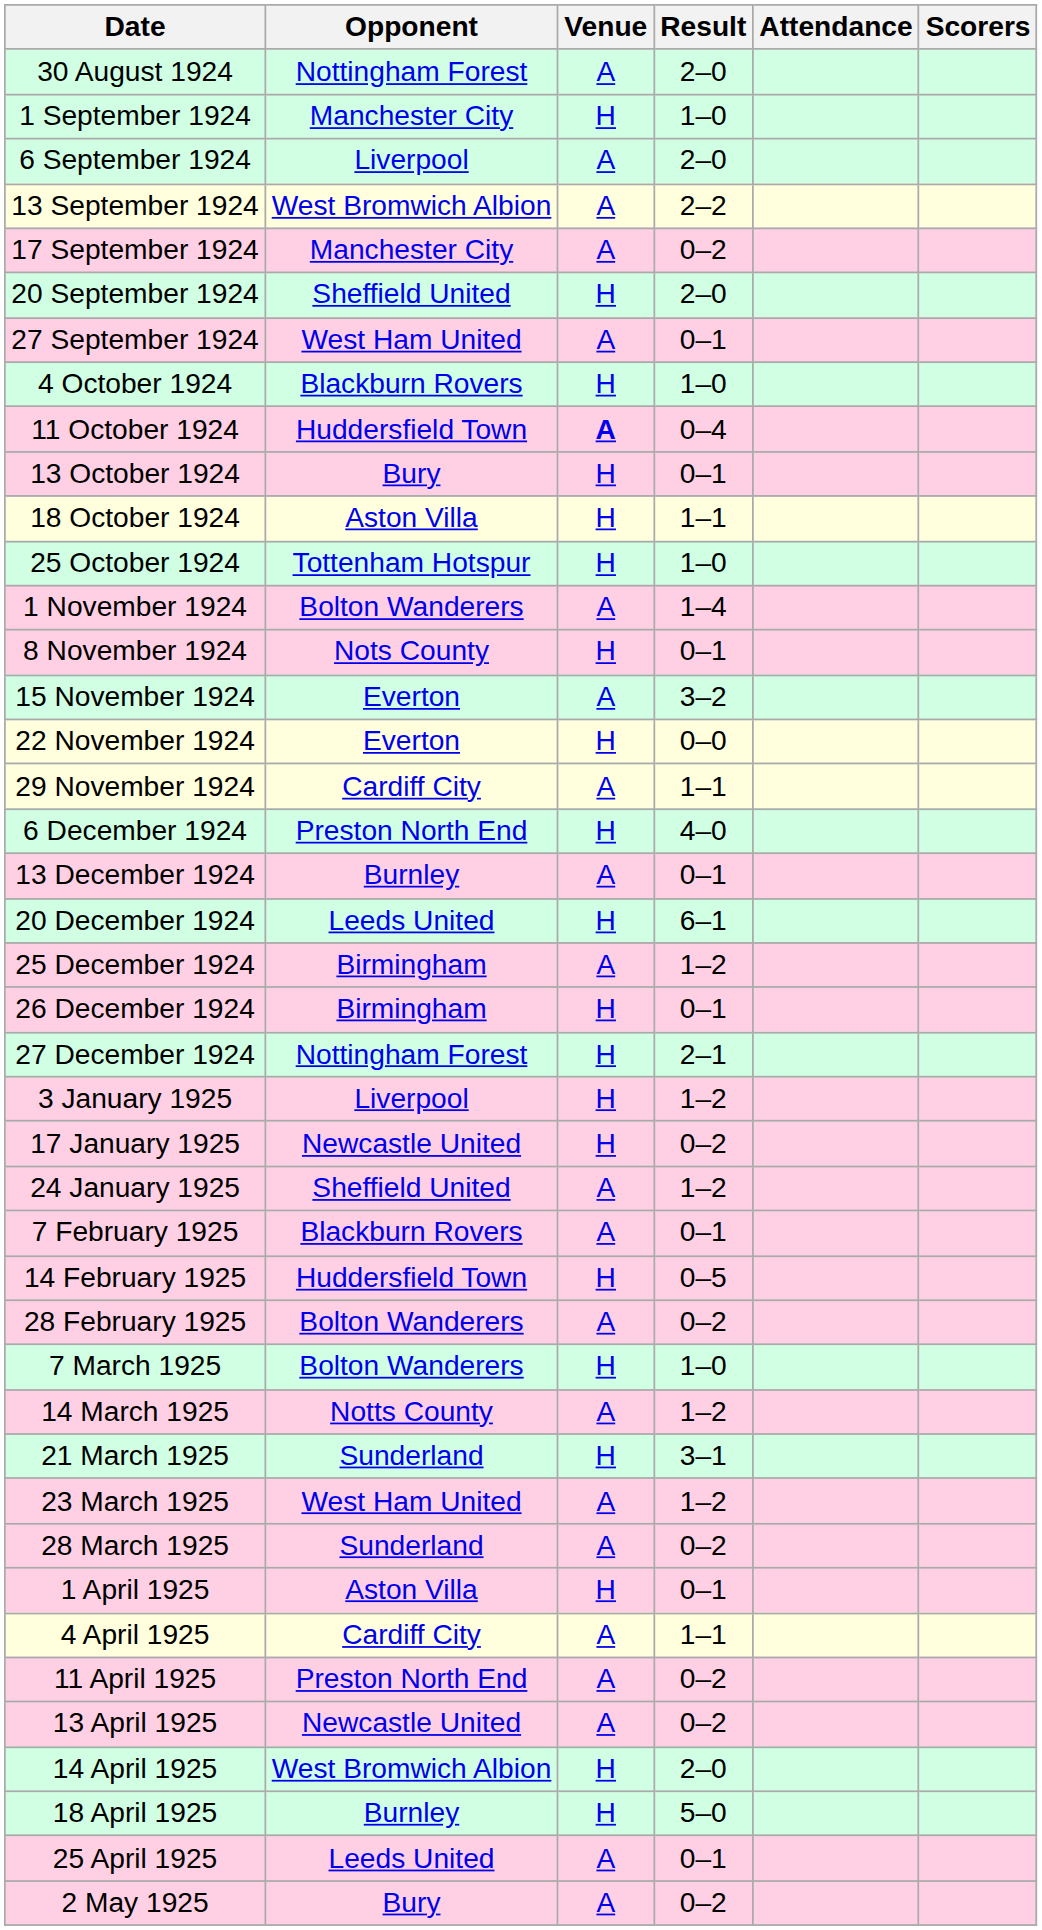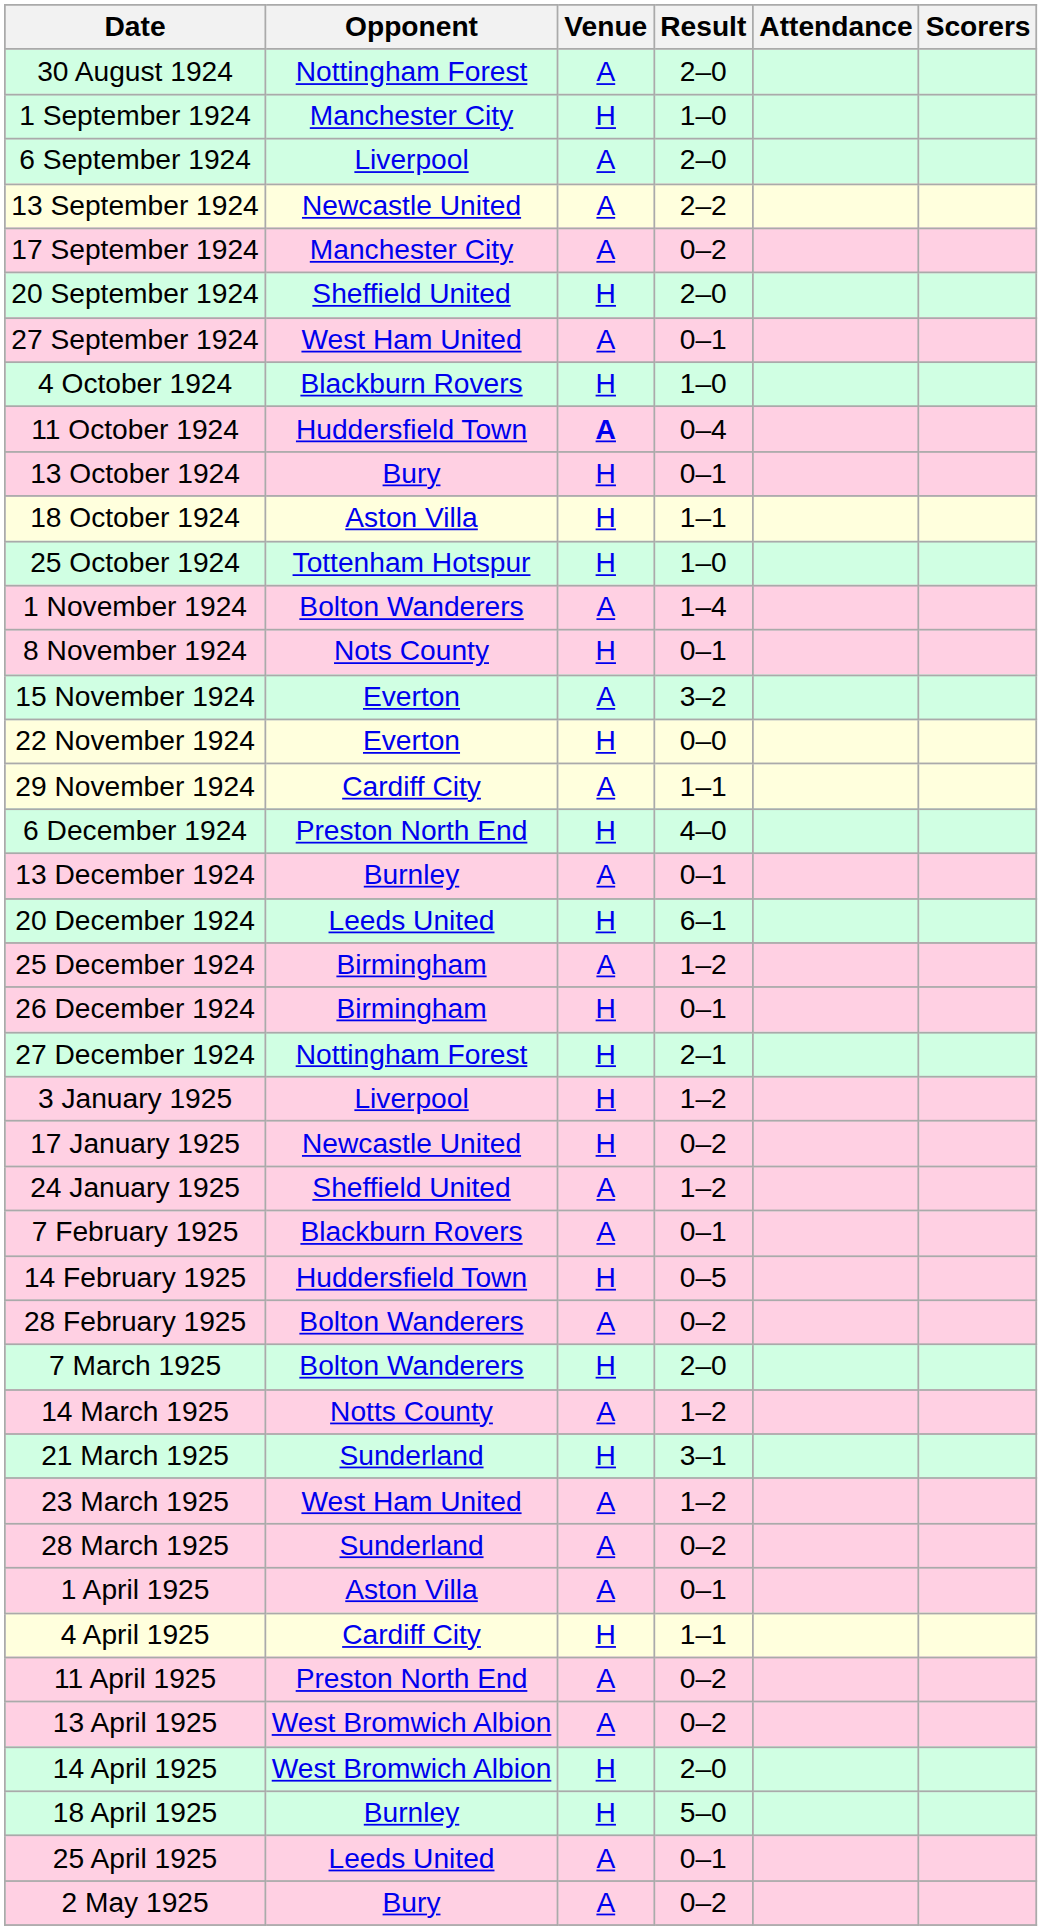(412, 205) West Bromwich Albion -> (412, 205) Newcastle United
(703, 1366) 1–0 -> (703, 1366) 2–0
(606, 1589) H -> (606, 1589) A
(606, 1634) A -> (606, 1634) H
(412, 1723) Newcastle United -> (412, 1723) West Bromwich Albion
